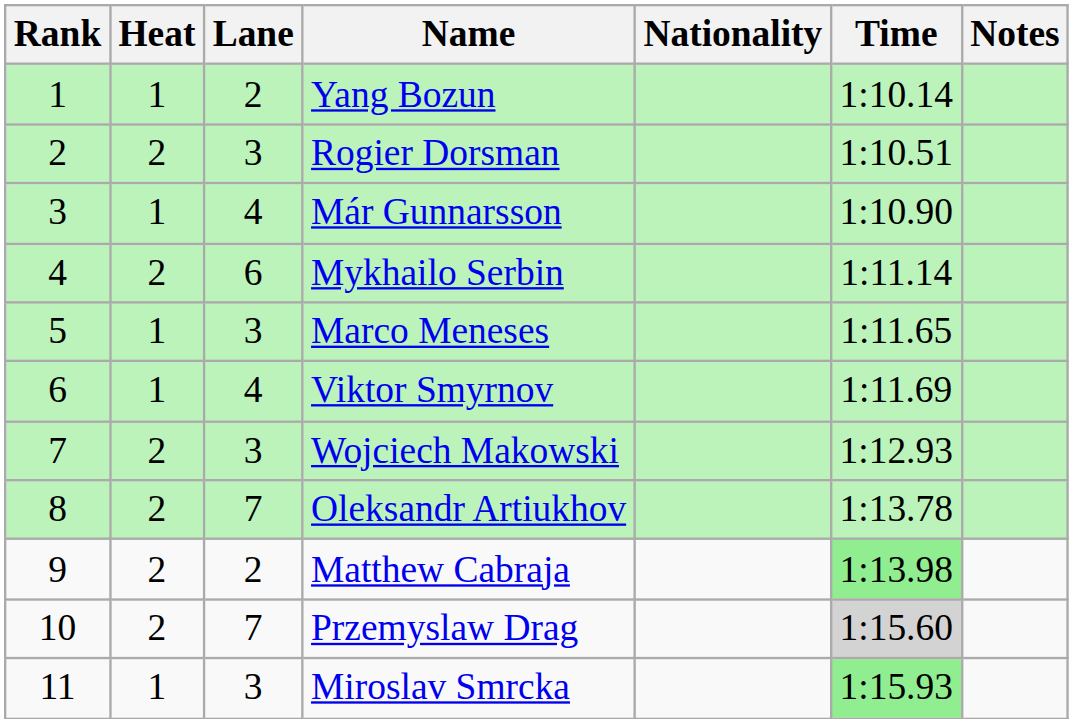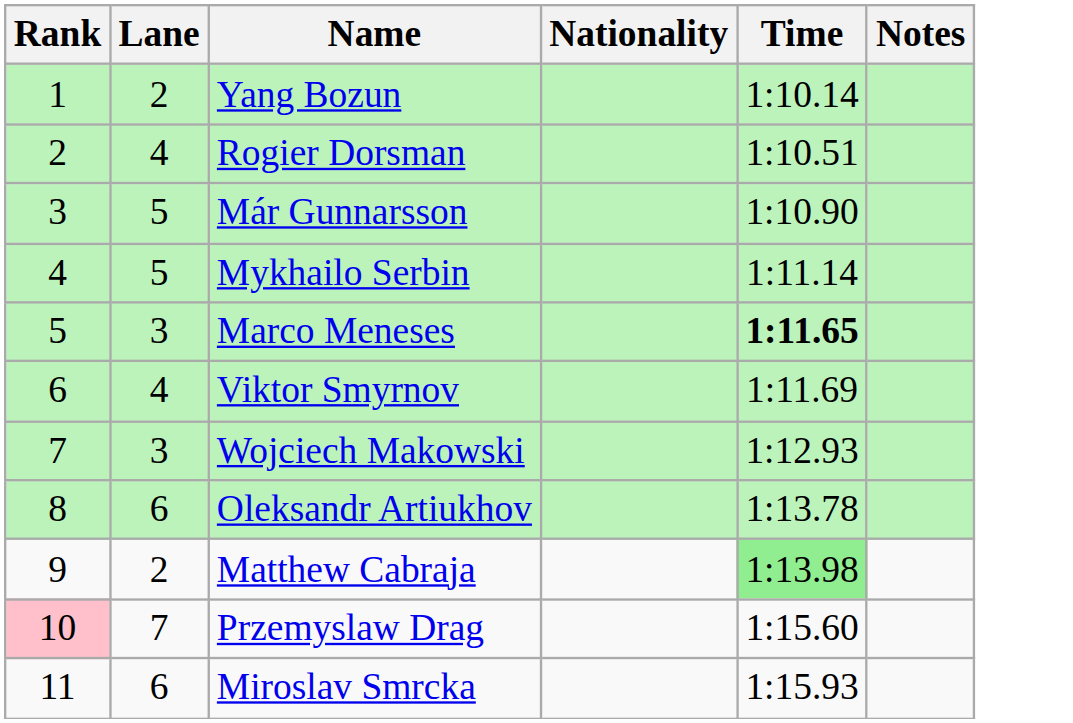- column: (157, 34)
(253, 152) 3 -> (159, 152) 4
(253, 212) 4 -> (159, 212) 5
(253, 271) 6 -> (159, 271) 5
(896, 331) normal -> (802, 331) bold
(253, 509) 7 -> (159, 509) 6
(57, 627) no background -> (57, 627) pink background
(896, 627) lightgrey background -> (802, 627) no background
(253, 687) 3 -> (159, 687) 6
(896, 687) lightgreen background -> (802, 687) no background
